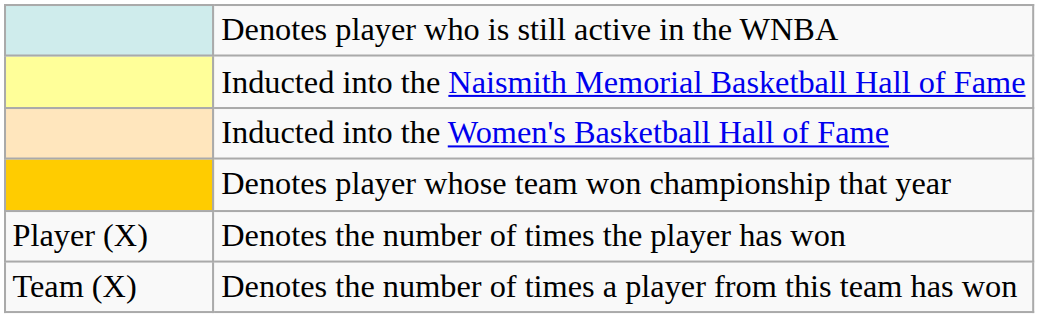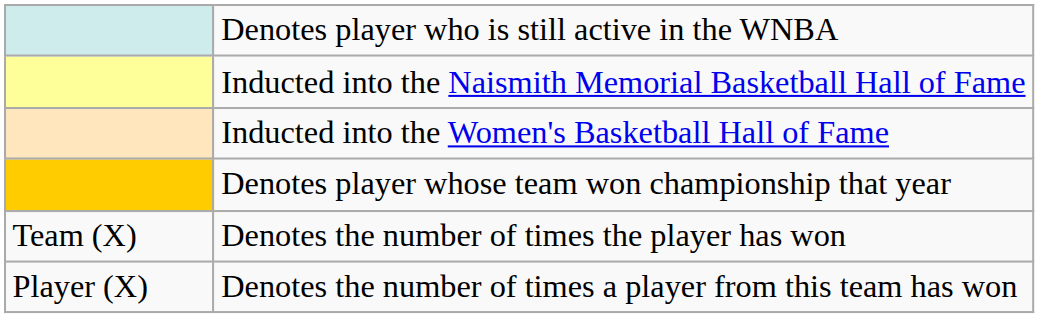(80, 235) Player (X) -> (75, 235) Team (X)
(75, 286) Team (X) -> (80, 286) Player (X)
